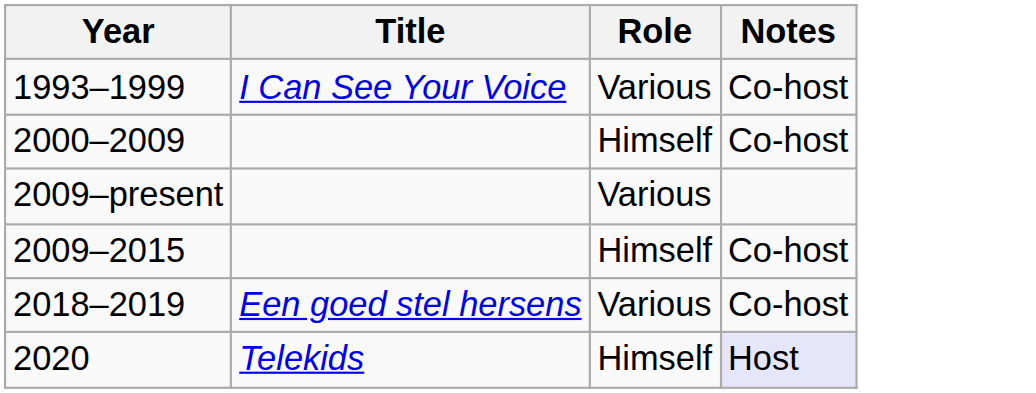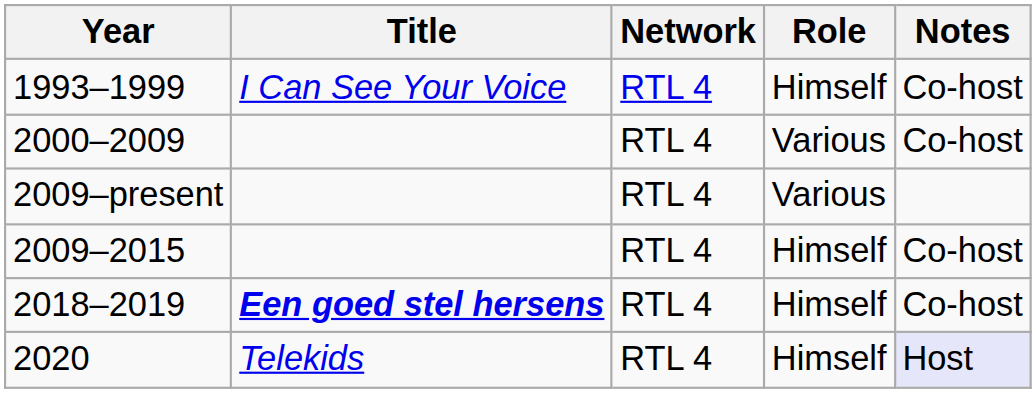+ column: (688, 31)
(654, 86) Various -> (829, 86) Himself
(655, 140) Himself -> (829, 140) Various
(410, 304) normal -> (422, 304) bold
(654, 304) Various -> (829, 304) Himself
